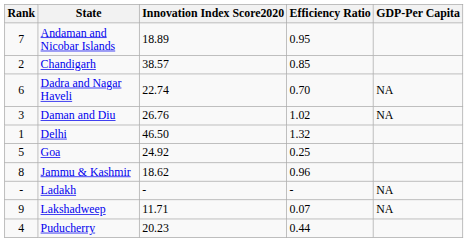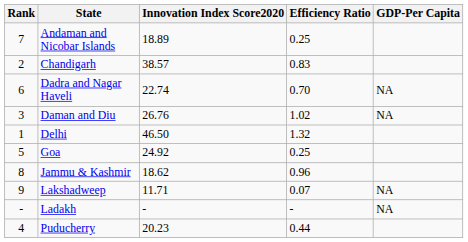(300, 39) 0.95 -> (300, 39) 0.25
(300, 64) 0.85 -> (300, 64) 0.83
rows swapped: (73, 209) <-> (58, 190)
